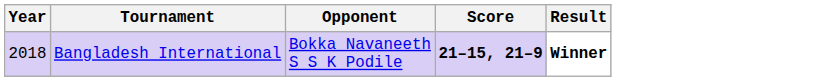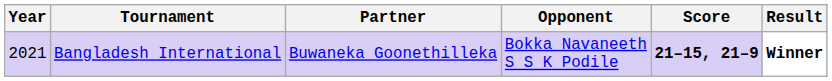+ column: (393, 18)
(27, 54) 2018 -> (27, 54) 2021
